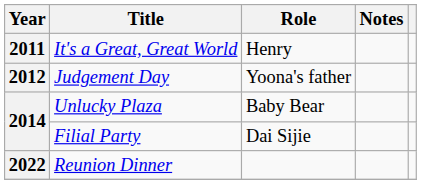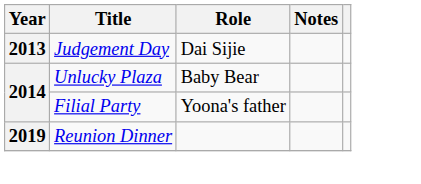- row: (146, 48)
(27, 77) 2012 -> (27, 48) 2013
(299, 77) Yoona's father -> (213, 48) Dai Sijie
(278, 135) Dai Sijie -> (233, 106) Yoona's father
(27, 164) 2022 -> (27, 135) 2019
